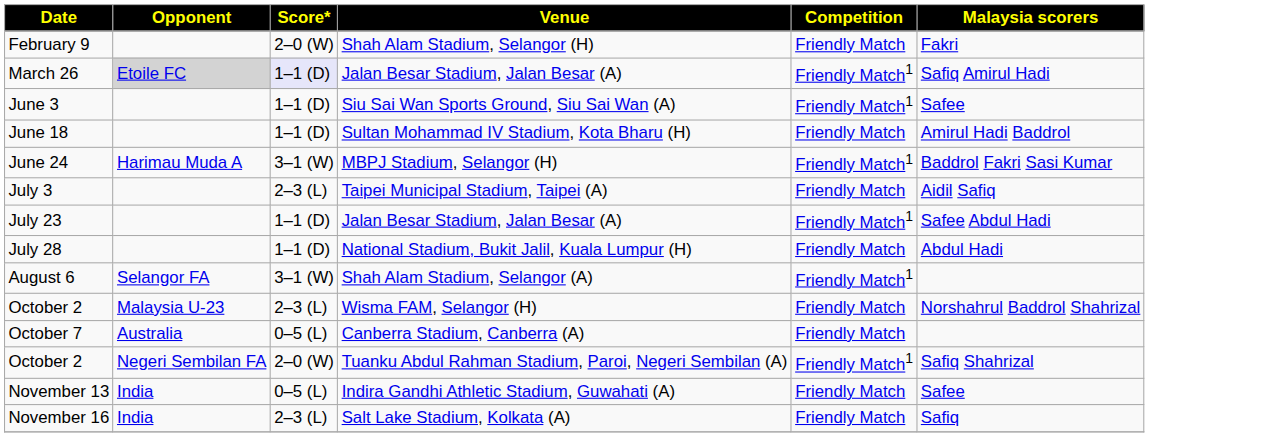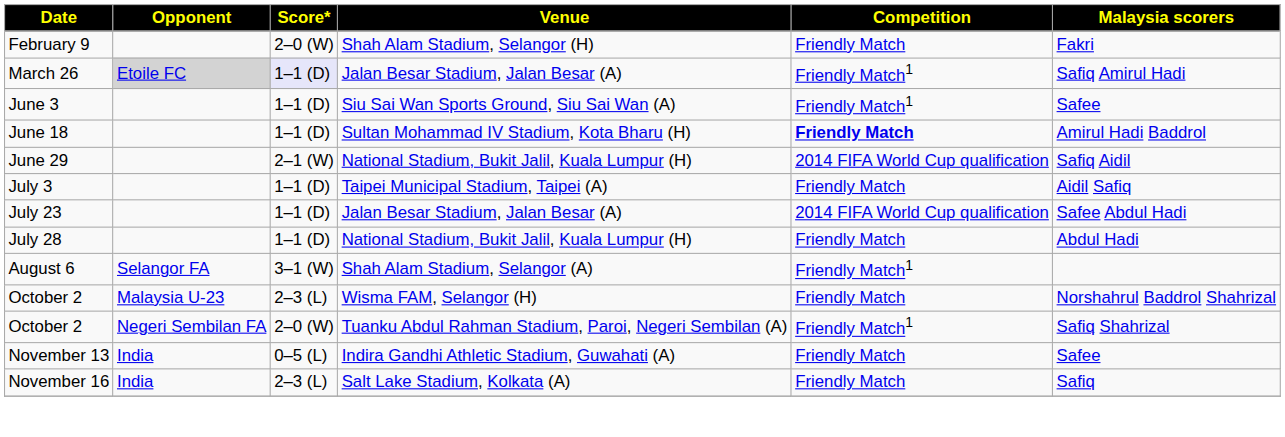(850, 133) normal -> (854, 133) bold
- row: (38, 162)
+ row: (38, 160)
(301, 191) 2–3 (L) -> (302, 186) 1–1 (D)
(854, 220) Friendly Match1 -> (922, 213) 2014 FIFA World Cup qualification
- row: (45, 333)
